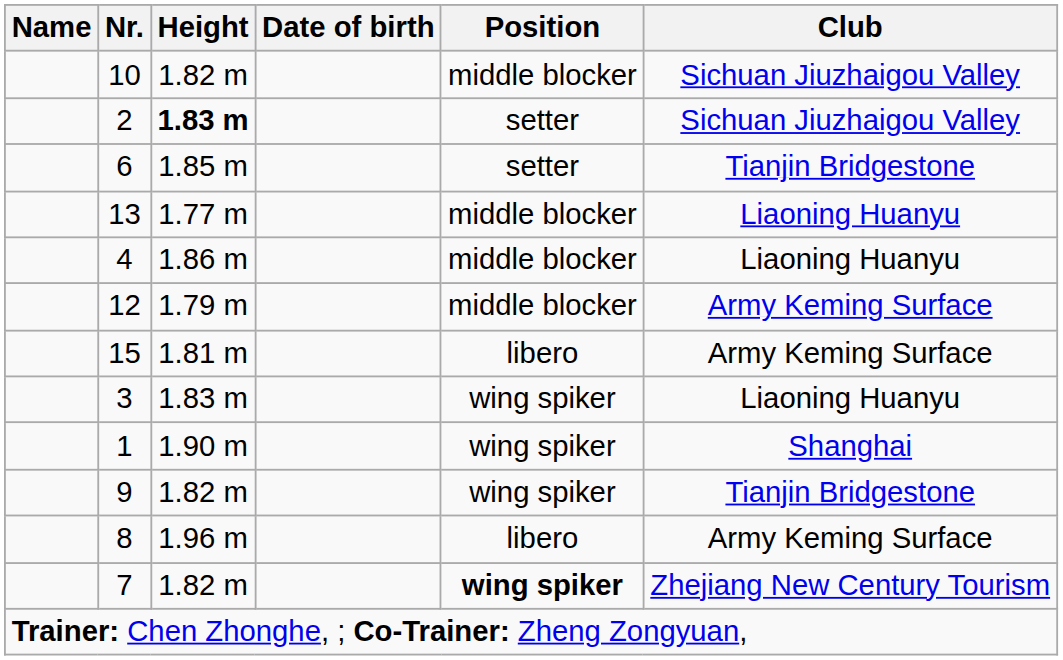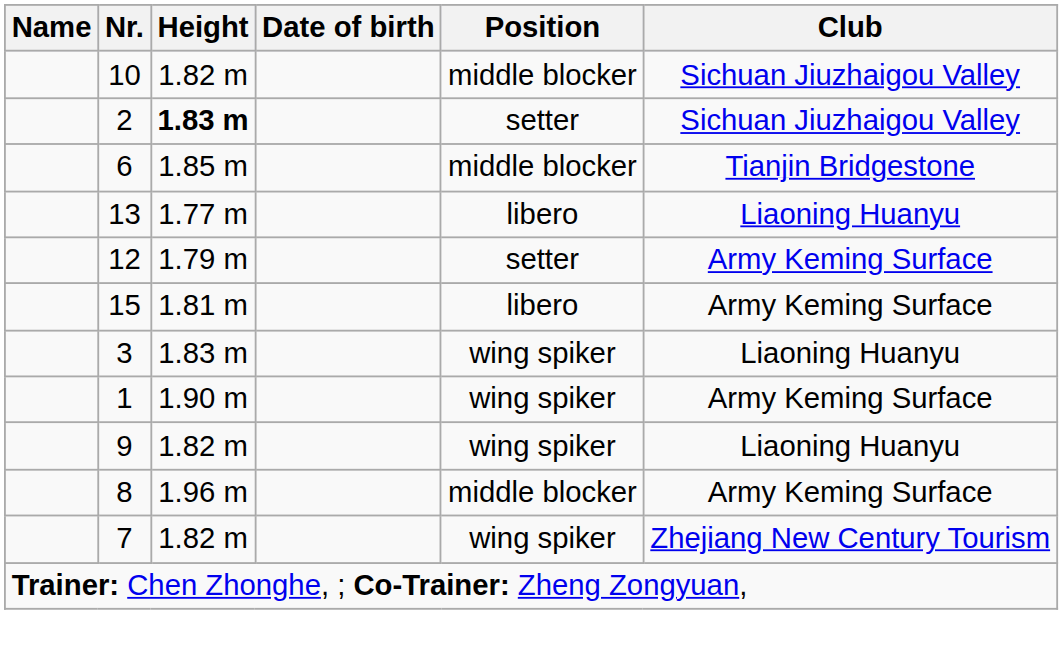(542, 167) setter -> (542, 167) middle blocker
(542, 213) middle blocker -> (542, 213) libero
- row: (124, 259)
(542, 306) middle blocker -> (542, 259) setter
(850, 445) Shanghai -> (850, 399) Army Keming Surface
(850, 492) Tianjin Bridgestone -> (850, 445) Liaoning Huanyu
(542, 538) libero -> (542, 492) middle blocker
(542, 584) bold -> (542, 538) normal
